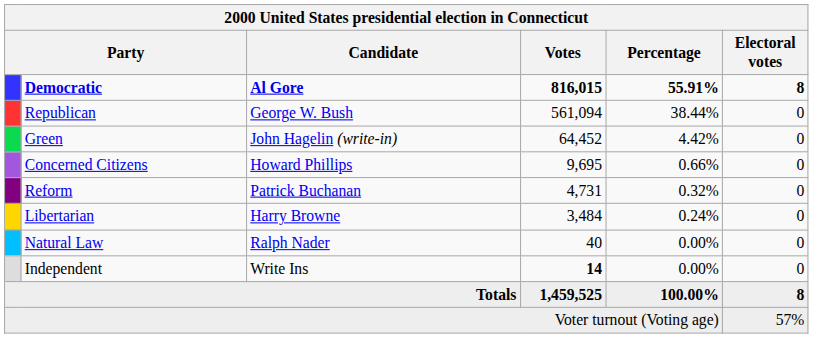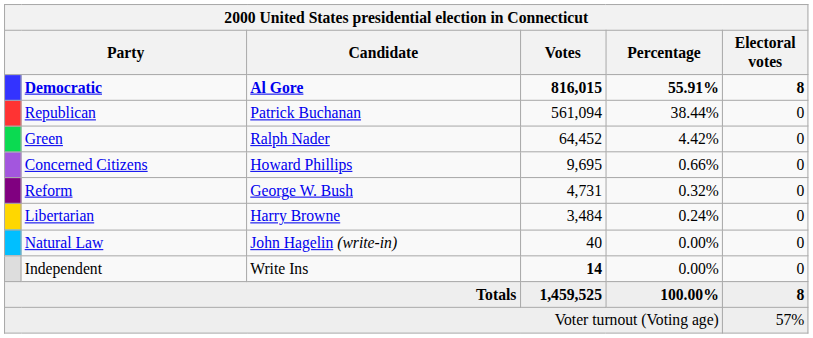(302, 113) George W. Bush -> (306, 113) Patrick Buchanan
(324, 139) John Hagelin (write-in) -> (290, 139) Ralph Nader
(306, 191) Patrick Buchanan -> (302, 191) George W. Bush
(290, 242) Ralph Nader -> (324, 242) John Hagelin (write-in)
